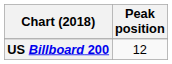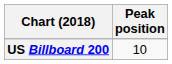(140, 49) 12 -> (140, 49) 10
